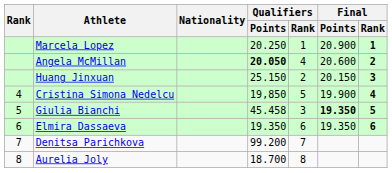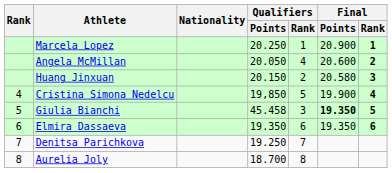(268, 61) bold -> (268, 61) normal
(268, 78) 25.150 -> (268, 78) 20.150
(338, 78) 20.150 -> (338, 78) 20.580
(268, 143) 99.200 -> (268, 143) 19.250
